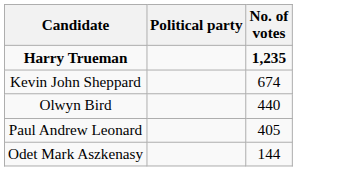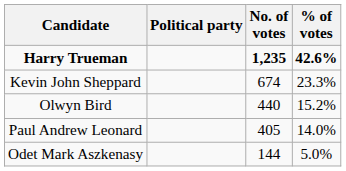+ column: (316, 25)
